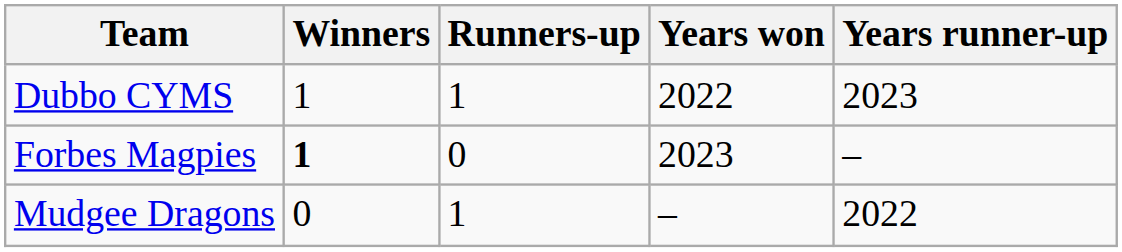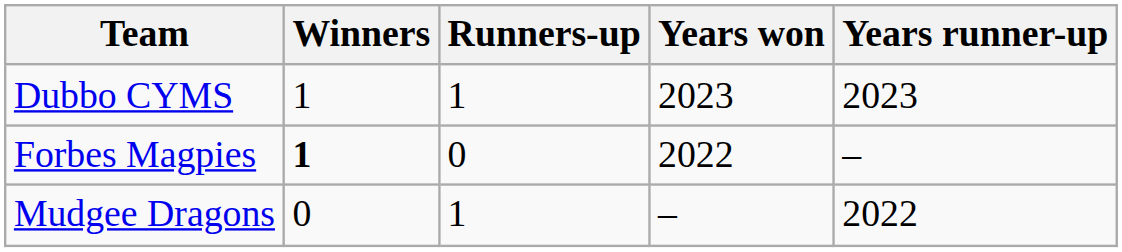(696, 94) 2022 -> (696, 94) 2023
(696, 154) 2023 -> (696, 154) 2022
